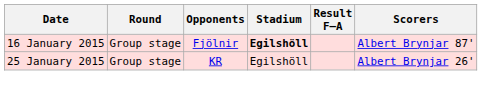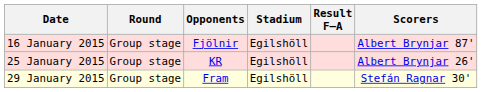(279, 43) bold -> (279, 43) normal
+ row: (56, 78)
